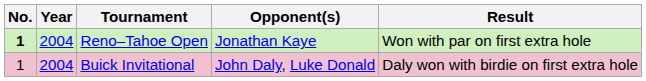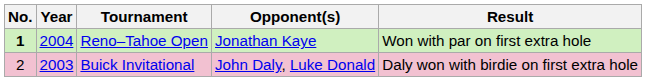(20, 65) 1 -> (20, 65) 2
(56, 65) 2004 -> (56, 65) 2003
